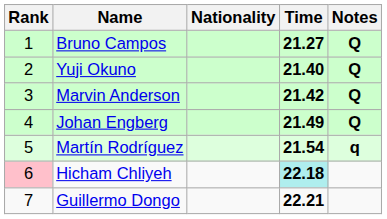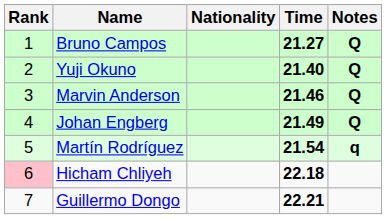(304, 95) 21.42 -> (304, 95) 21.46
(304, 174) paleturquoise background -> (304, 174) no background
